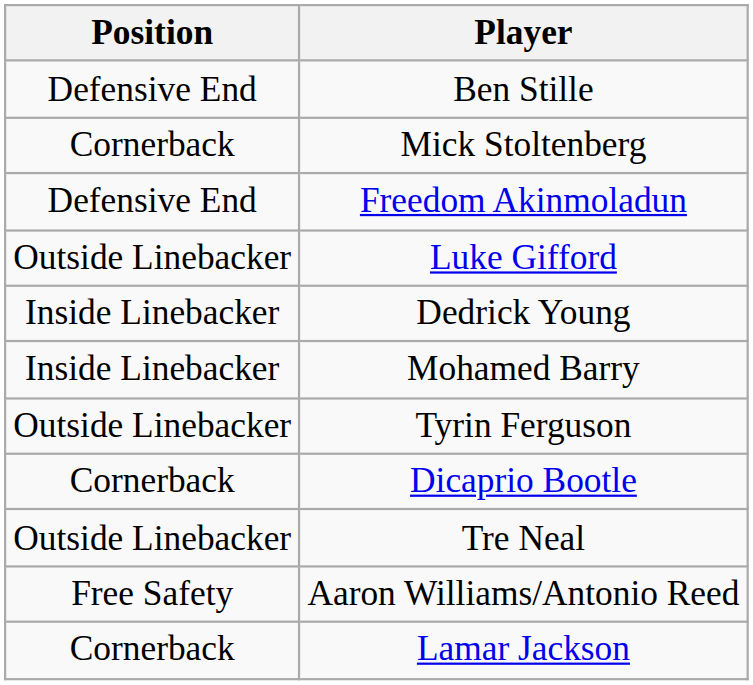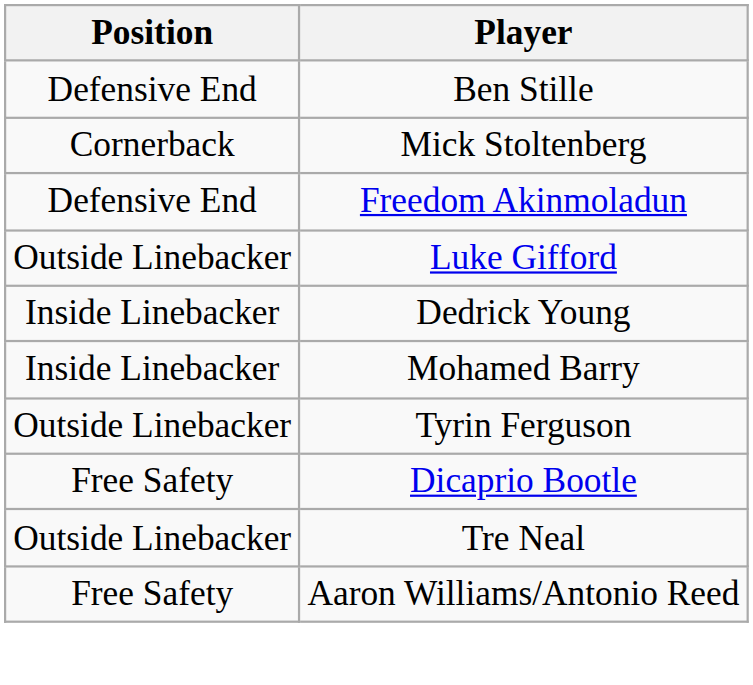(152, 481) Cornerback -> (152, 481) Free Safety
- row: (523, 649)
